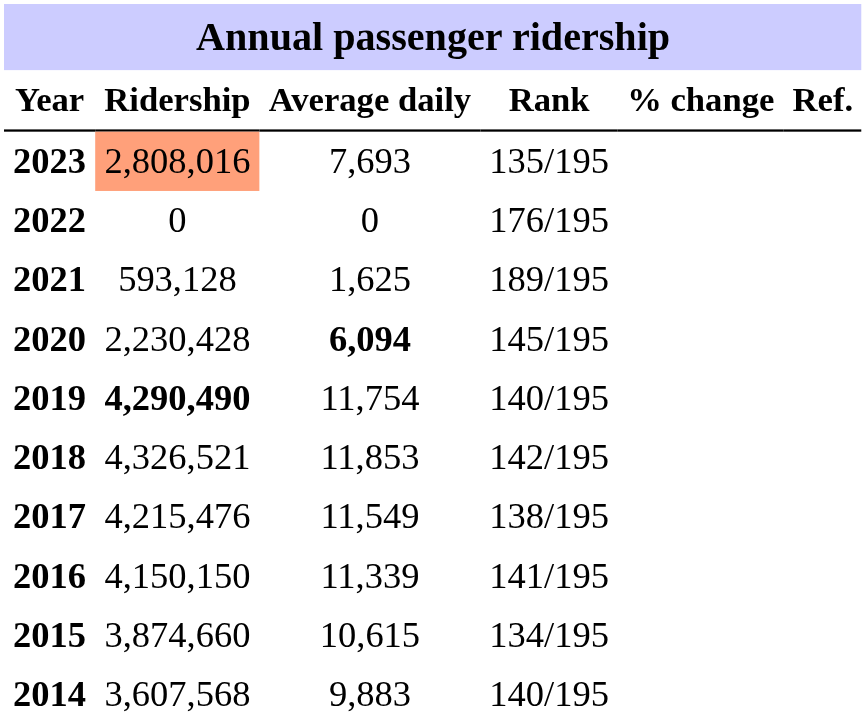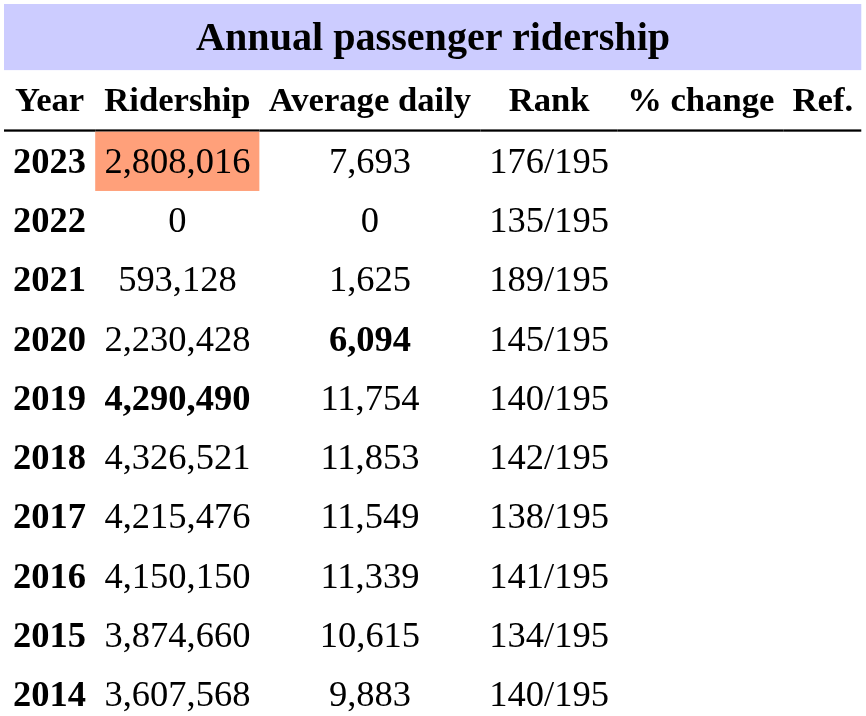(549, 160) 135/195 -> (549, 160) 176/195
(549, 219) 176/195 -> (549, 219) 135/195
